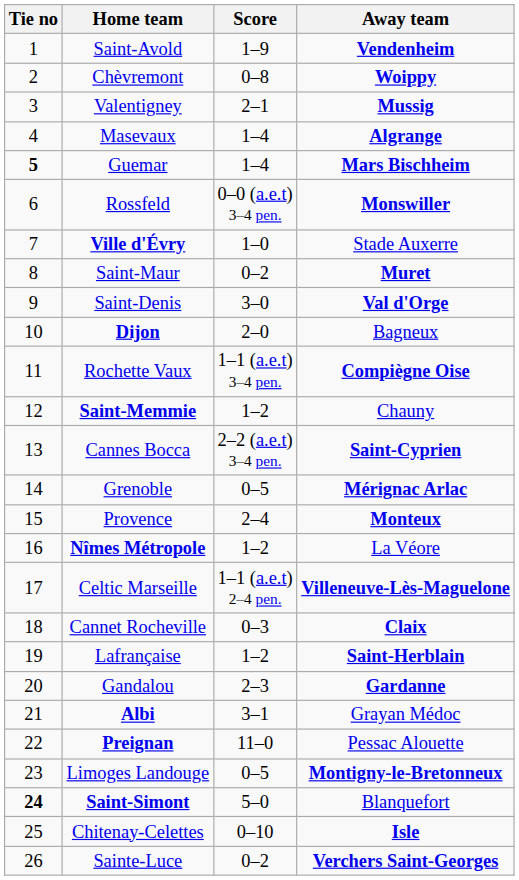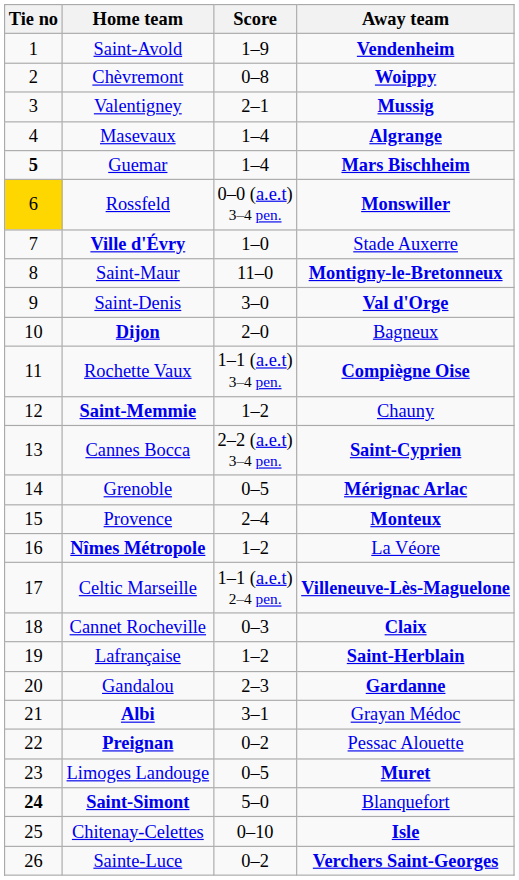(33, 204) no background -> (33, 204) gold background
(255, 273) 0–2 -> (255, 273) 11–0
(406, 273) Muret -> (406, 273) Montigny-le-Bretonneux
(255, 743) 11–0 -> (255, 743) 0–2
(406, 773) Montigny-le-Bretonneux -> (406, 773) Muret
